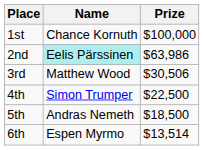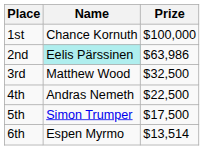(166, 74) $30,506 -> (166, 74) $32,500
(89, 94) Simon Trumper -> (90, 94) Andras Nemeth
(90, 114) Andras Nemeth -> (89, 114) Simon Trumper
(166, 114) $18,500 -> (166, 114) $17,500
